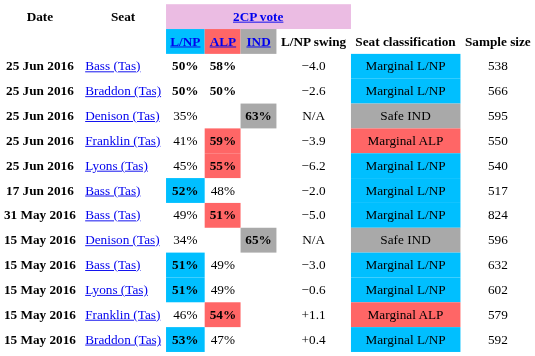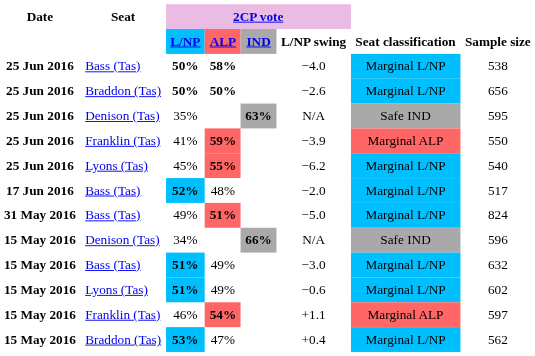(498, 91) 566 -> (498, 91) 656
(259, 240) 65% -> (259, 240) 66%
(498, 314) 579 -> (498, 314) 597
(498, 339) 592 -> (498, 339) 562
